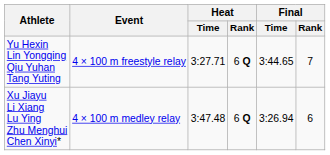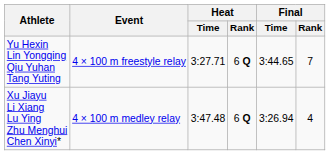(310, 119) 6 -> (310, 119) 4
